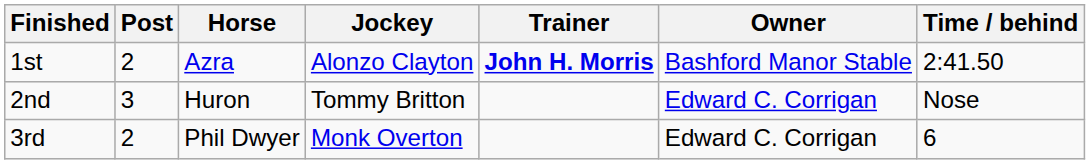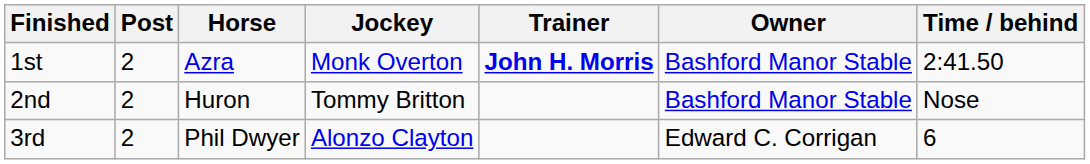(392, 61) Alonzo Clayton -> (387, 61) Monk Overton
(128, 100) 3 -> (128, 100) 2
(771, 100) Edward C. Corrigan -> (788, 100) Bashford Manor Stable
(387, 138) Monk Overton -> (392, 138) Alonzo Clayton
